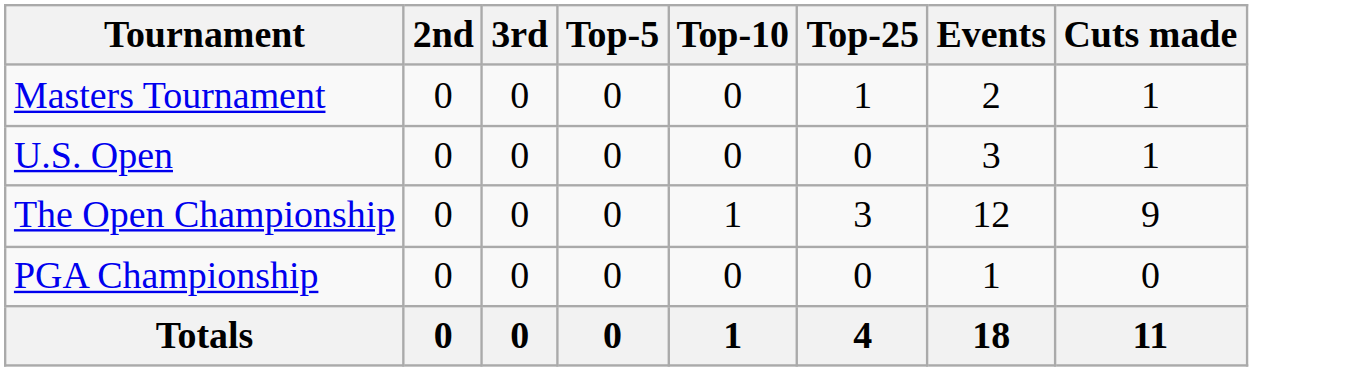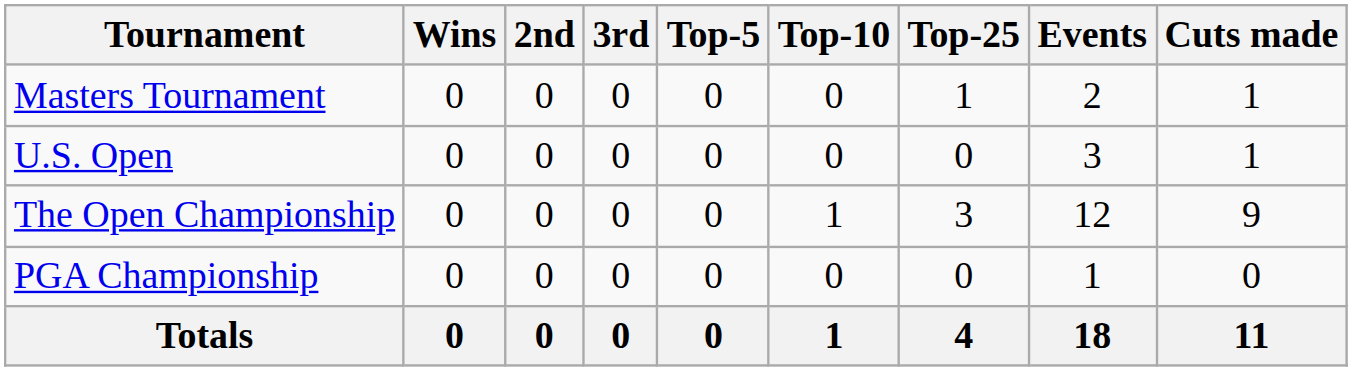+ column: (454, 34)
